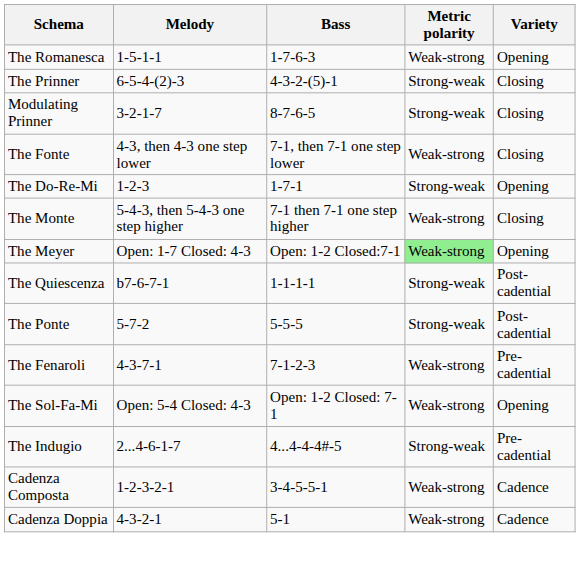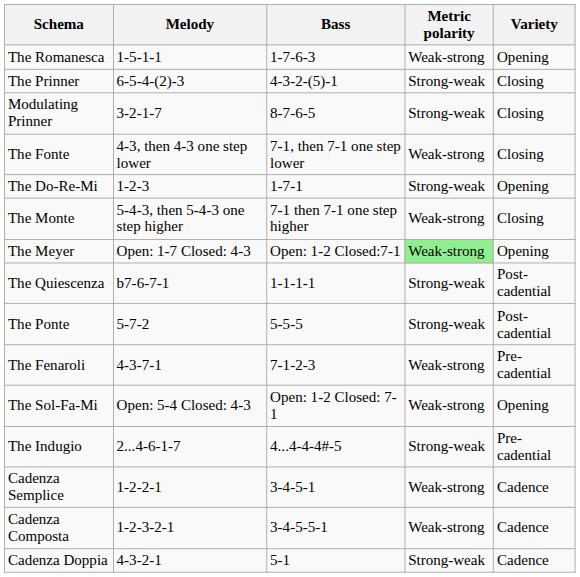+ row: (36, 487)
(446, 519) Weak-strong -> (447, 560) Strong-weak
